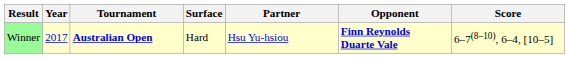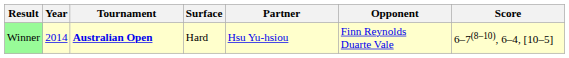(56, 37) 2017 -> (56, 37) 2014
(375, 37) bold -> (374, 37) normal
